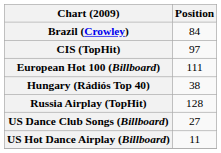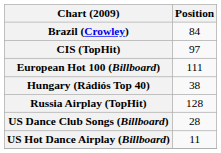(195, 121) 27 -> (195, 121) 28
